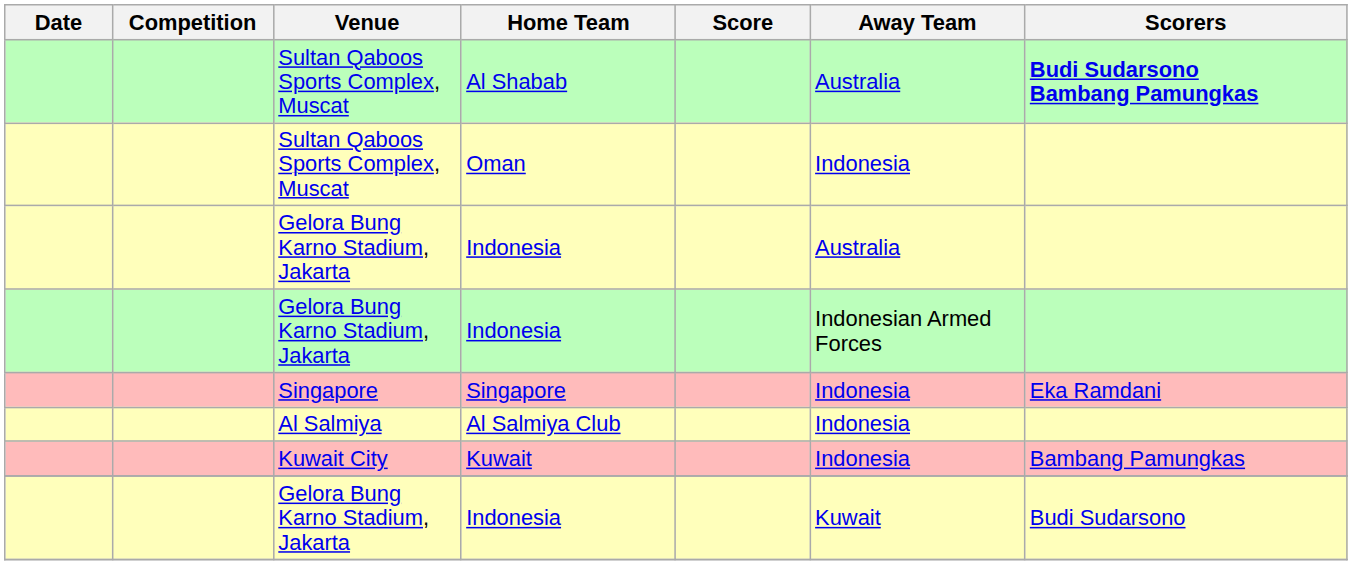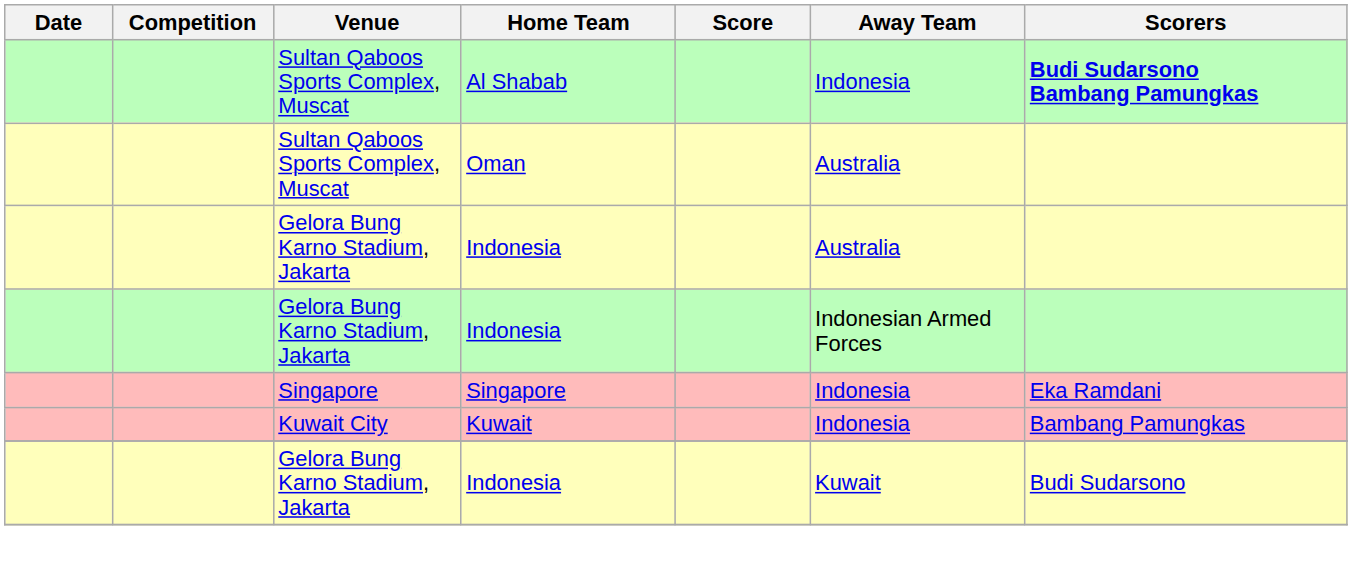(858, 81) Australia -> (863, 81) Indonesia
(863, 165) Indonesia -> (858, 165) Australia
- row: (330, 424)
